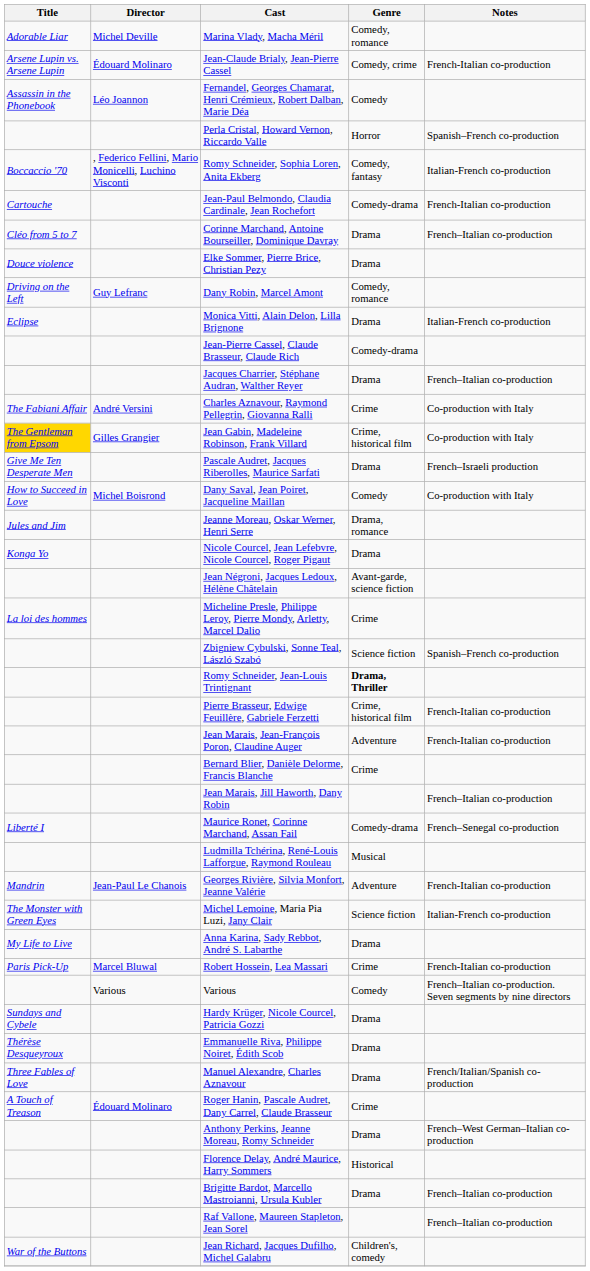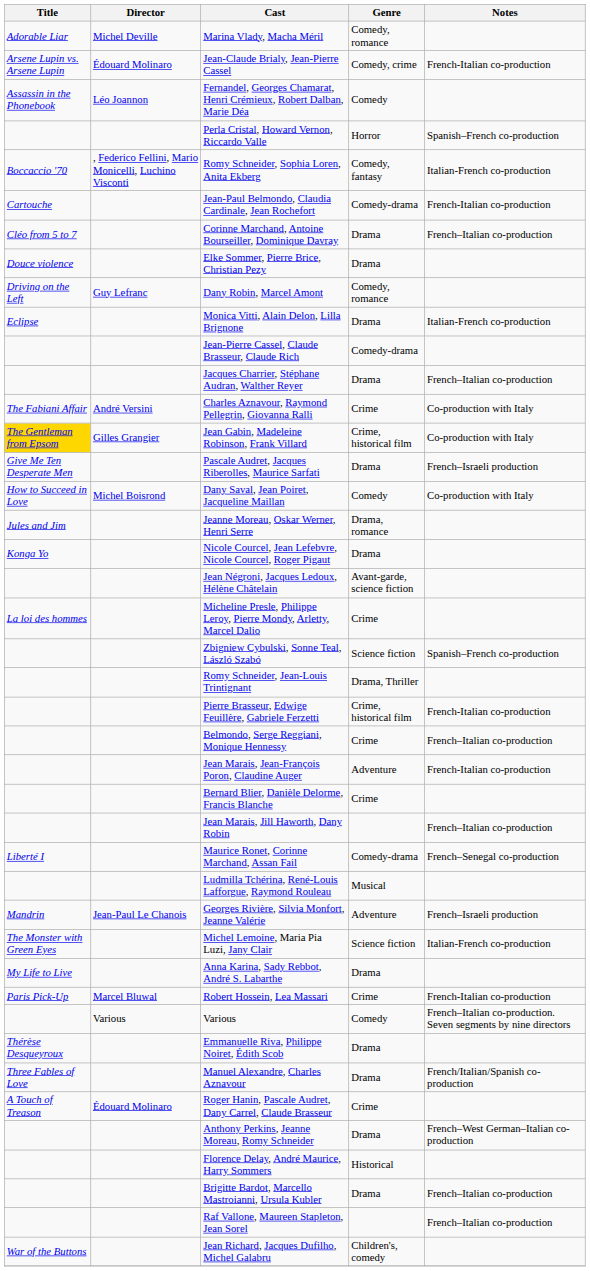(369, 682) bold -> (385, 682) normal
+ row: (262, 740)
(489, 885) French-Italian co-production -> (483, 914) French–Israeli production
- row: (270, 1019)
